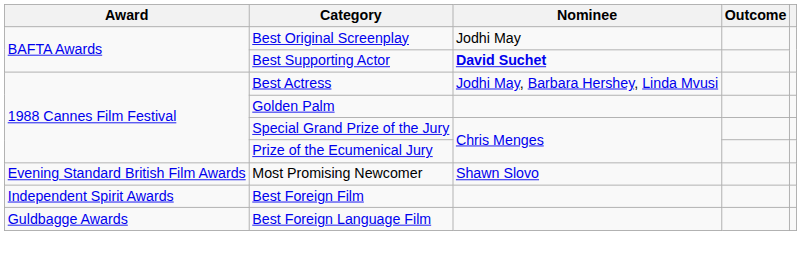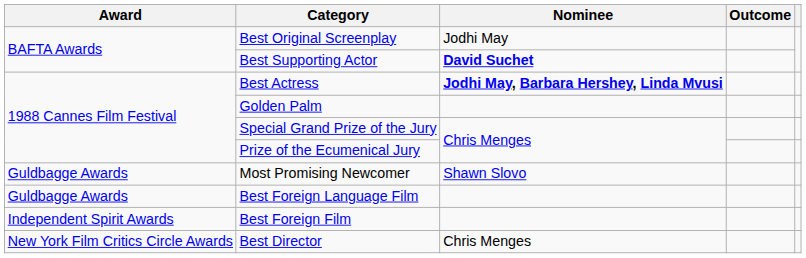(587, 83) normal -> (583, 83) bold
(127, 173) Evening Standard British Film Awards -> (68, 173) Guldbagge Awards
rows swapped: (342, 219) <-> (308, 196)
+ row: (281, 241)
